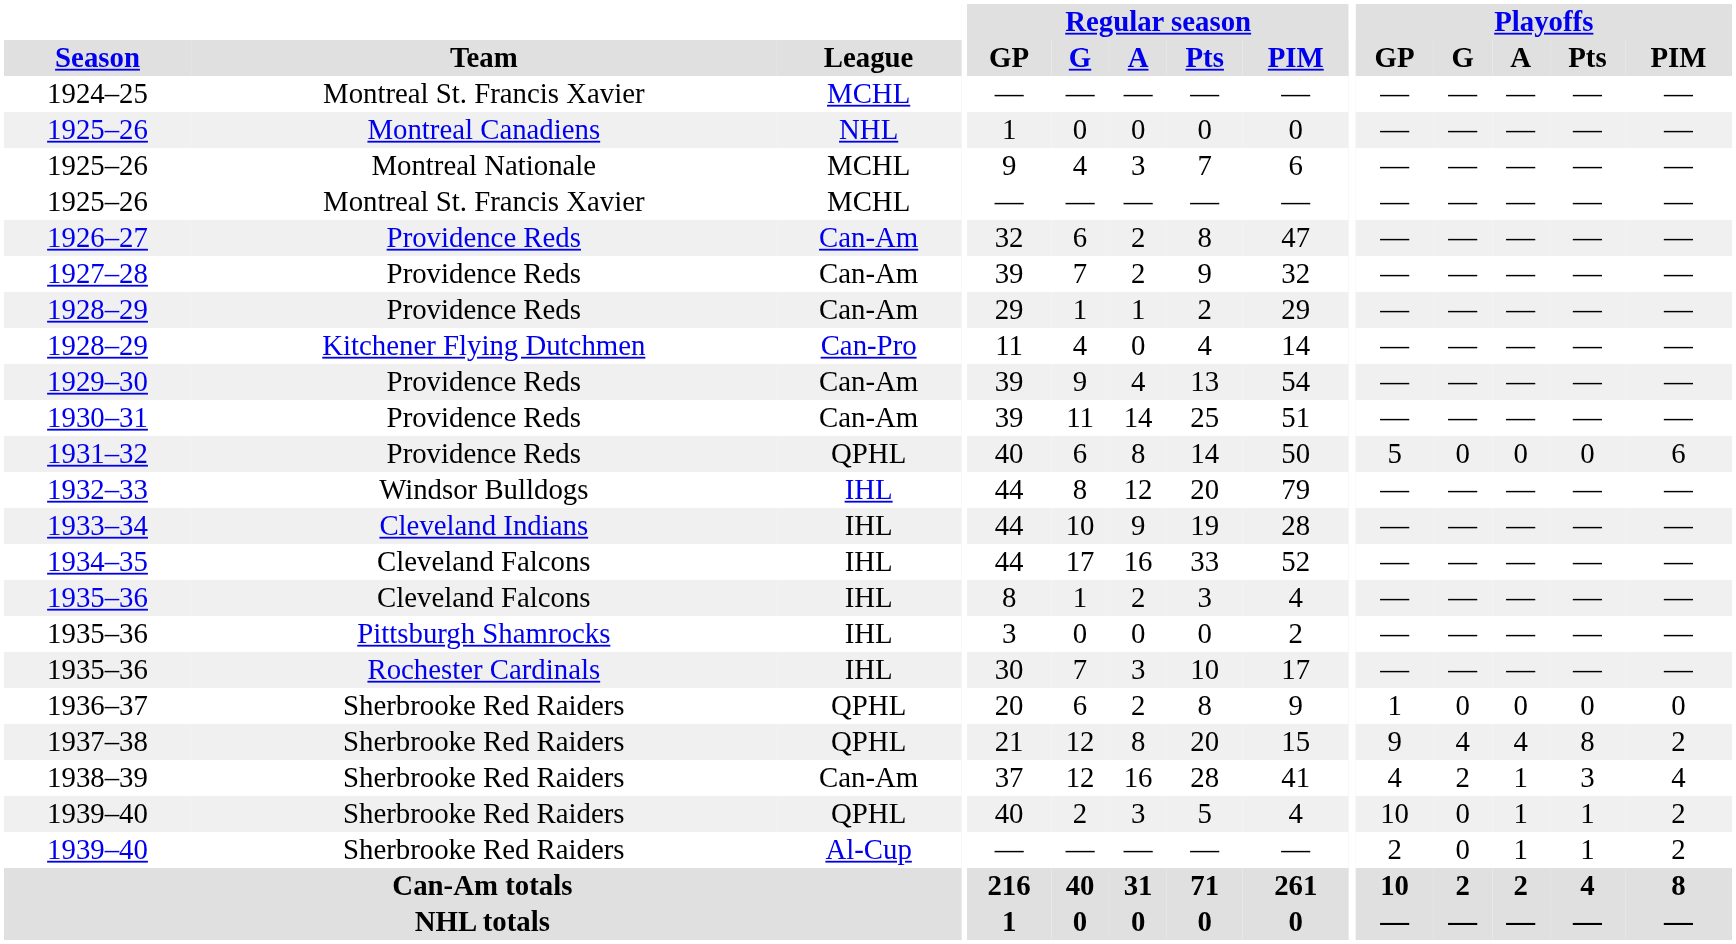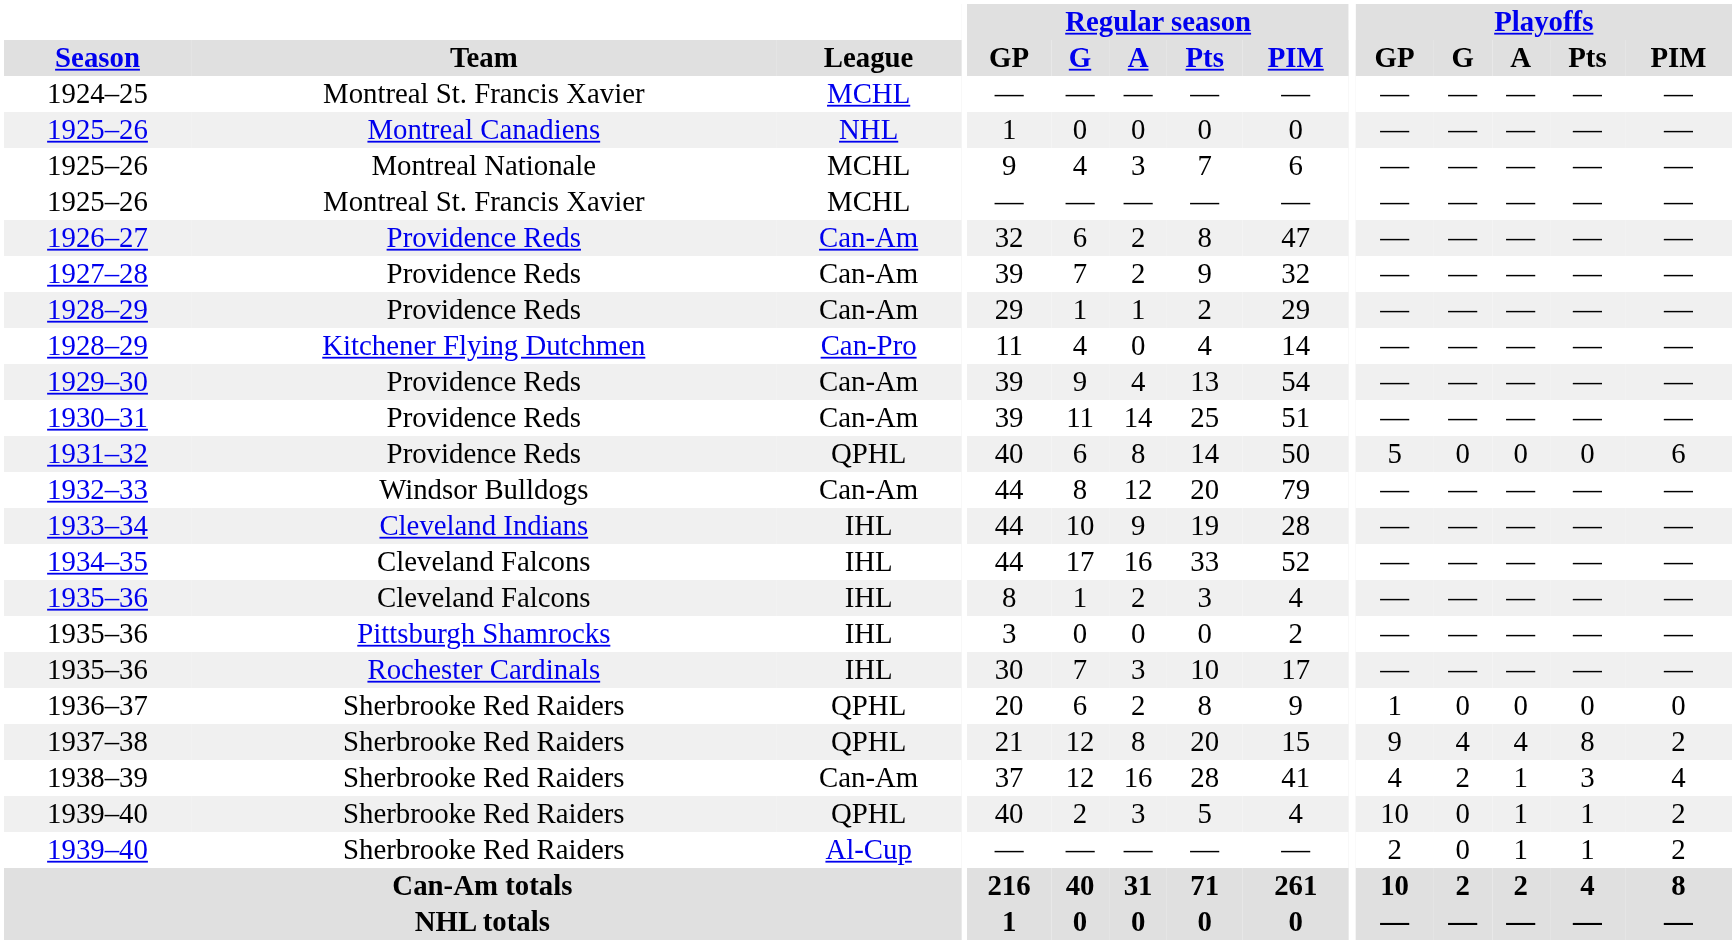(869, 489) IHL -> (869, 489) Can-Am
